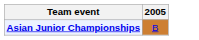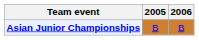+ column: (181, 12)
